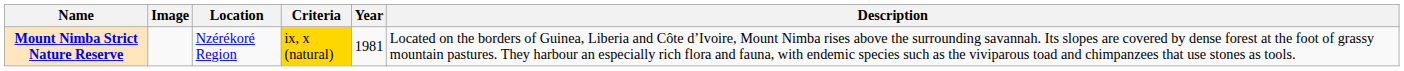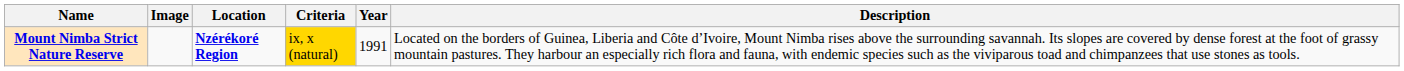(225, 46) normal -> (227, 46) bold
(369, 46) 1981 -> (373, 46) 1991
